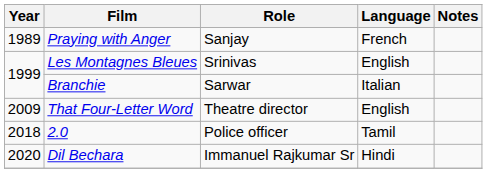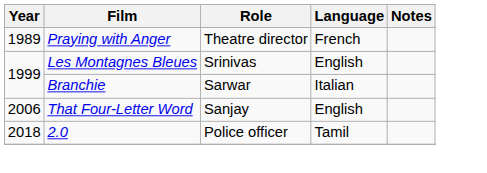(226, 39) Sanjay -> (256, 39) Theatre director
(24, 109) 2009 -> (24, 109) 2006
(256, 109) Theatre director -> (226, 109) Sanjay
- row: (85, 156)
